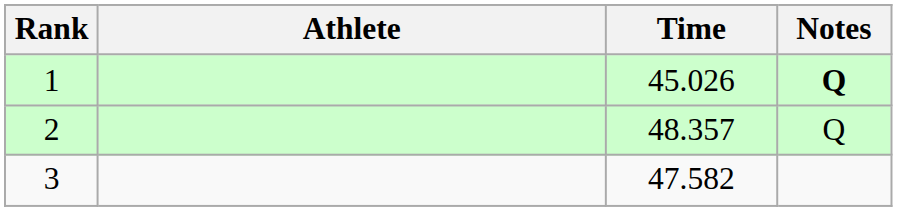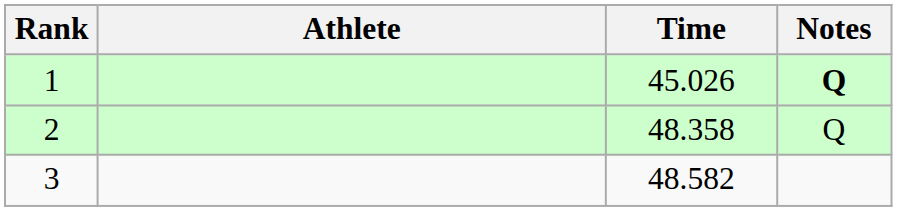(691, 129) 48.357 -> (691, 129) 48.358
(691, 179) 47.582 -> (691, 179) 48.582
